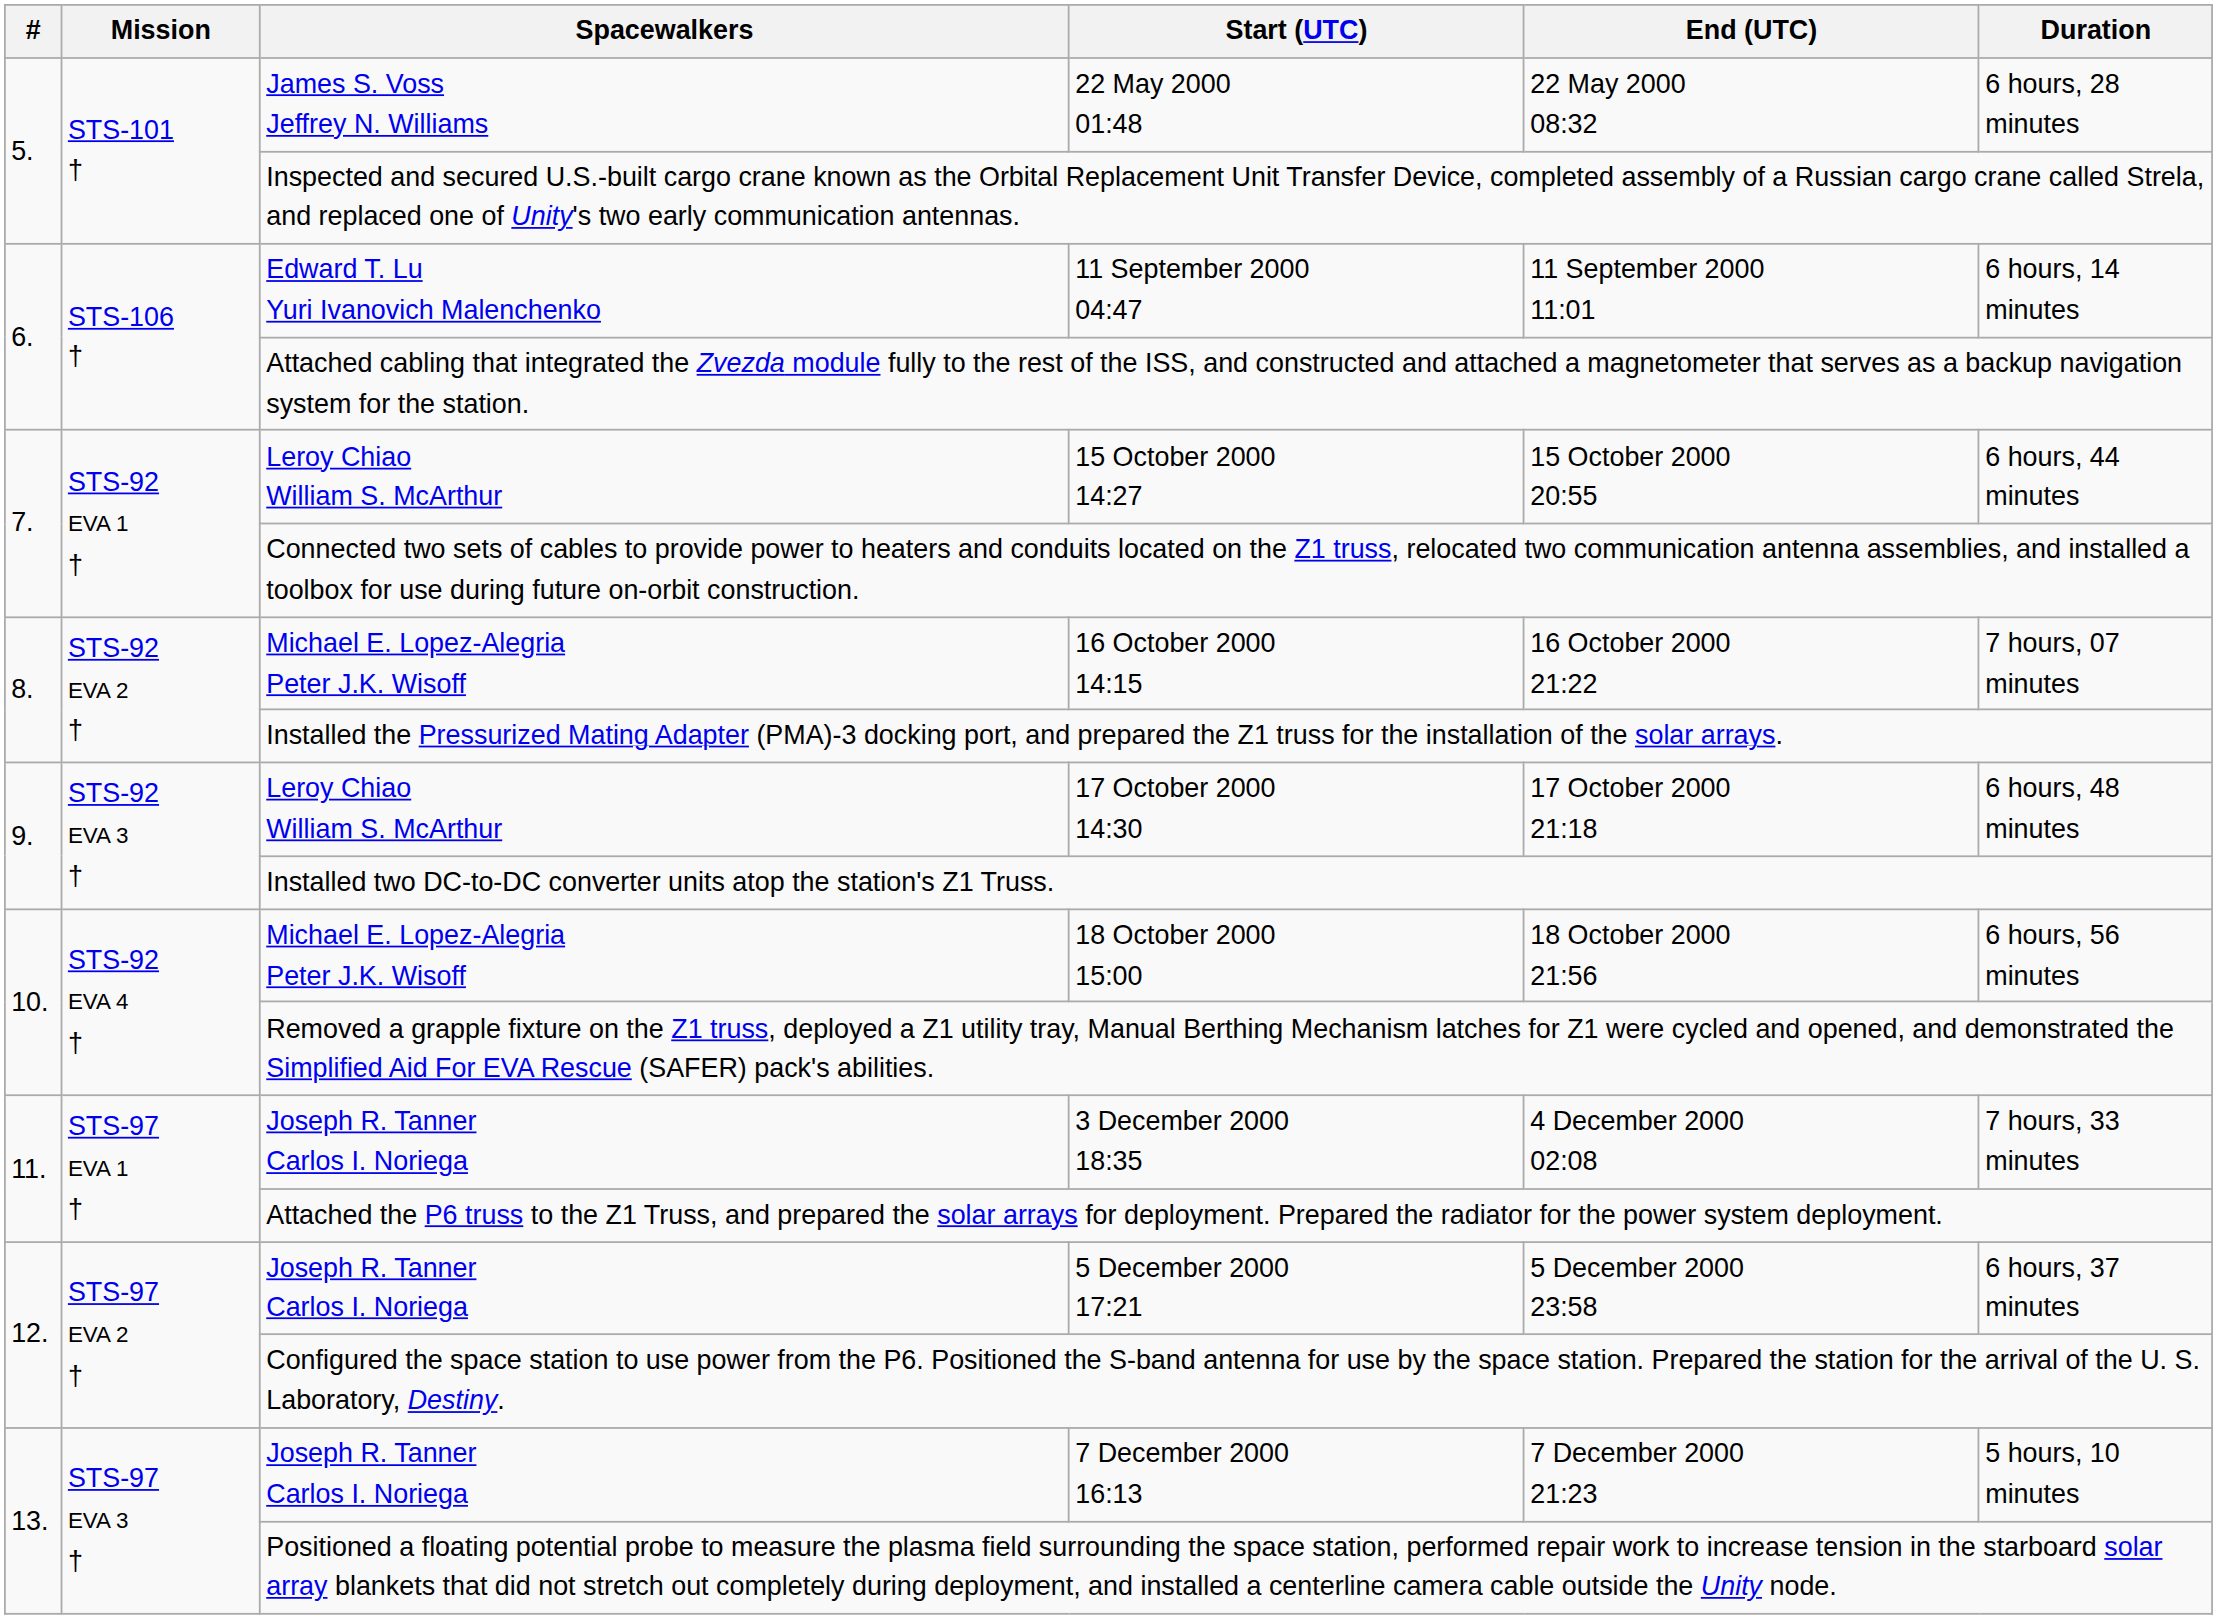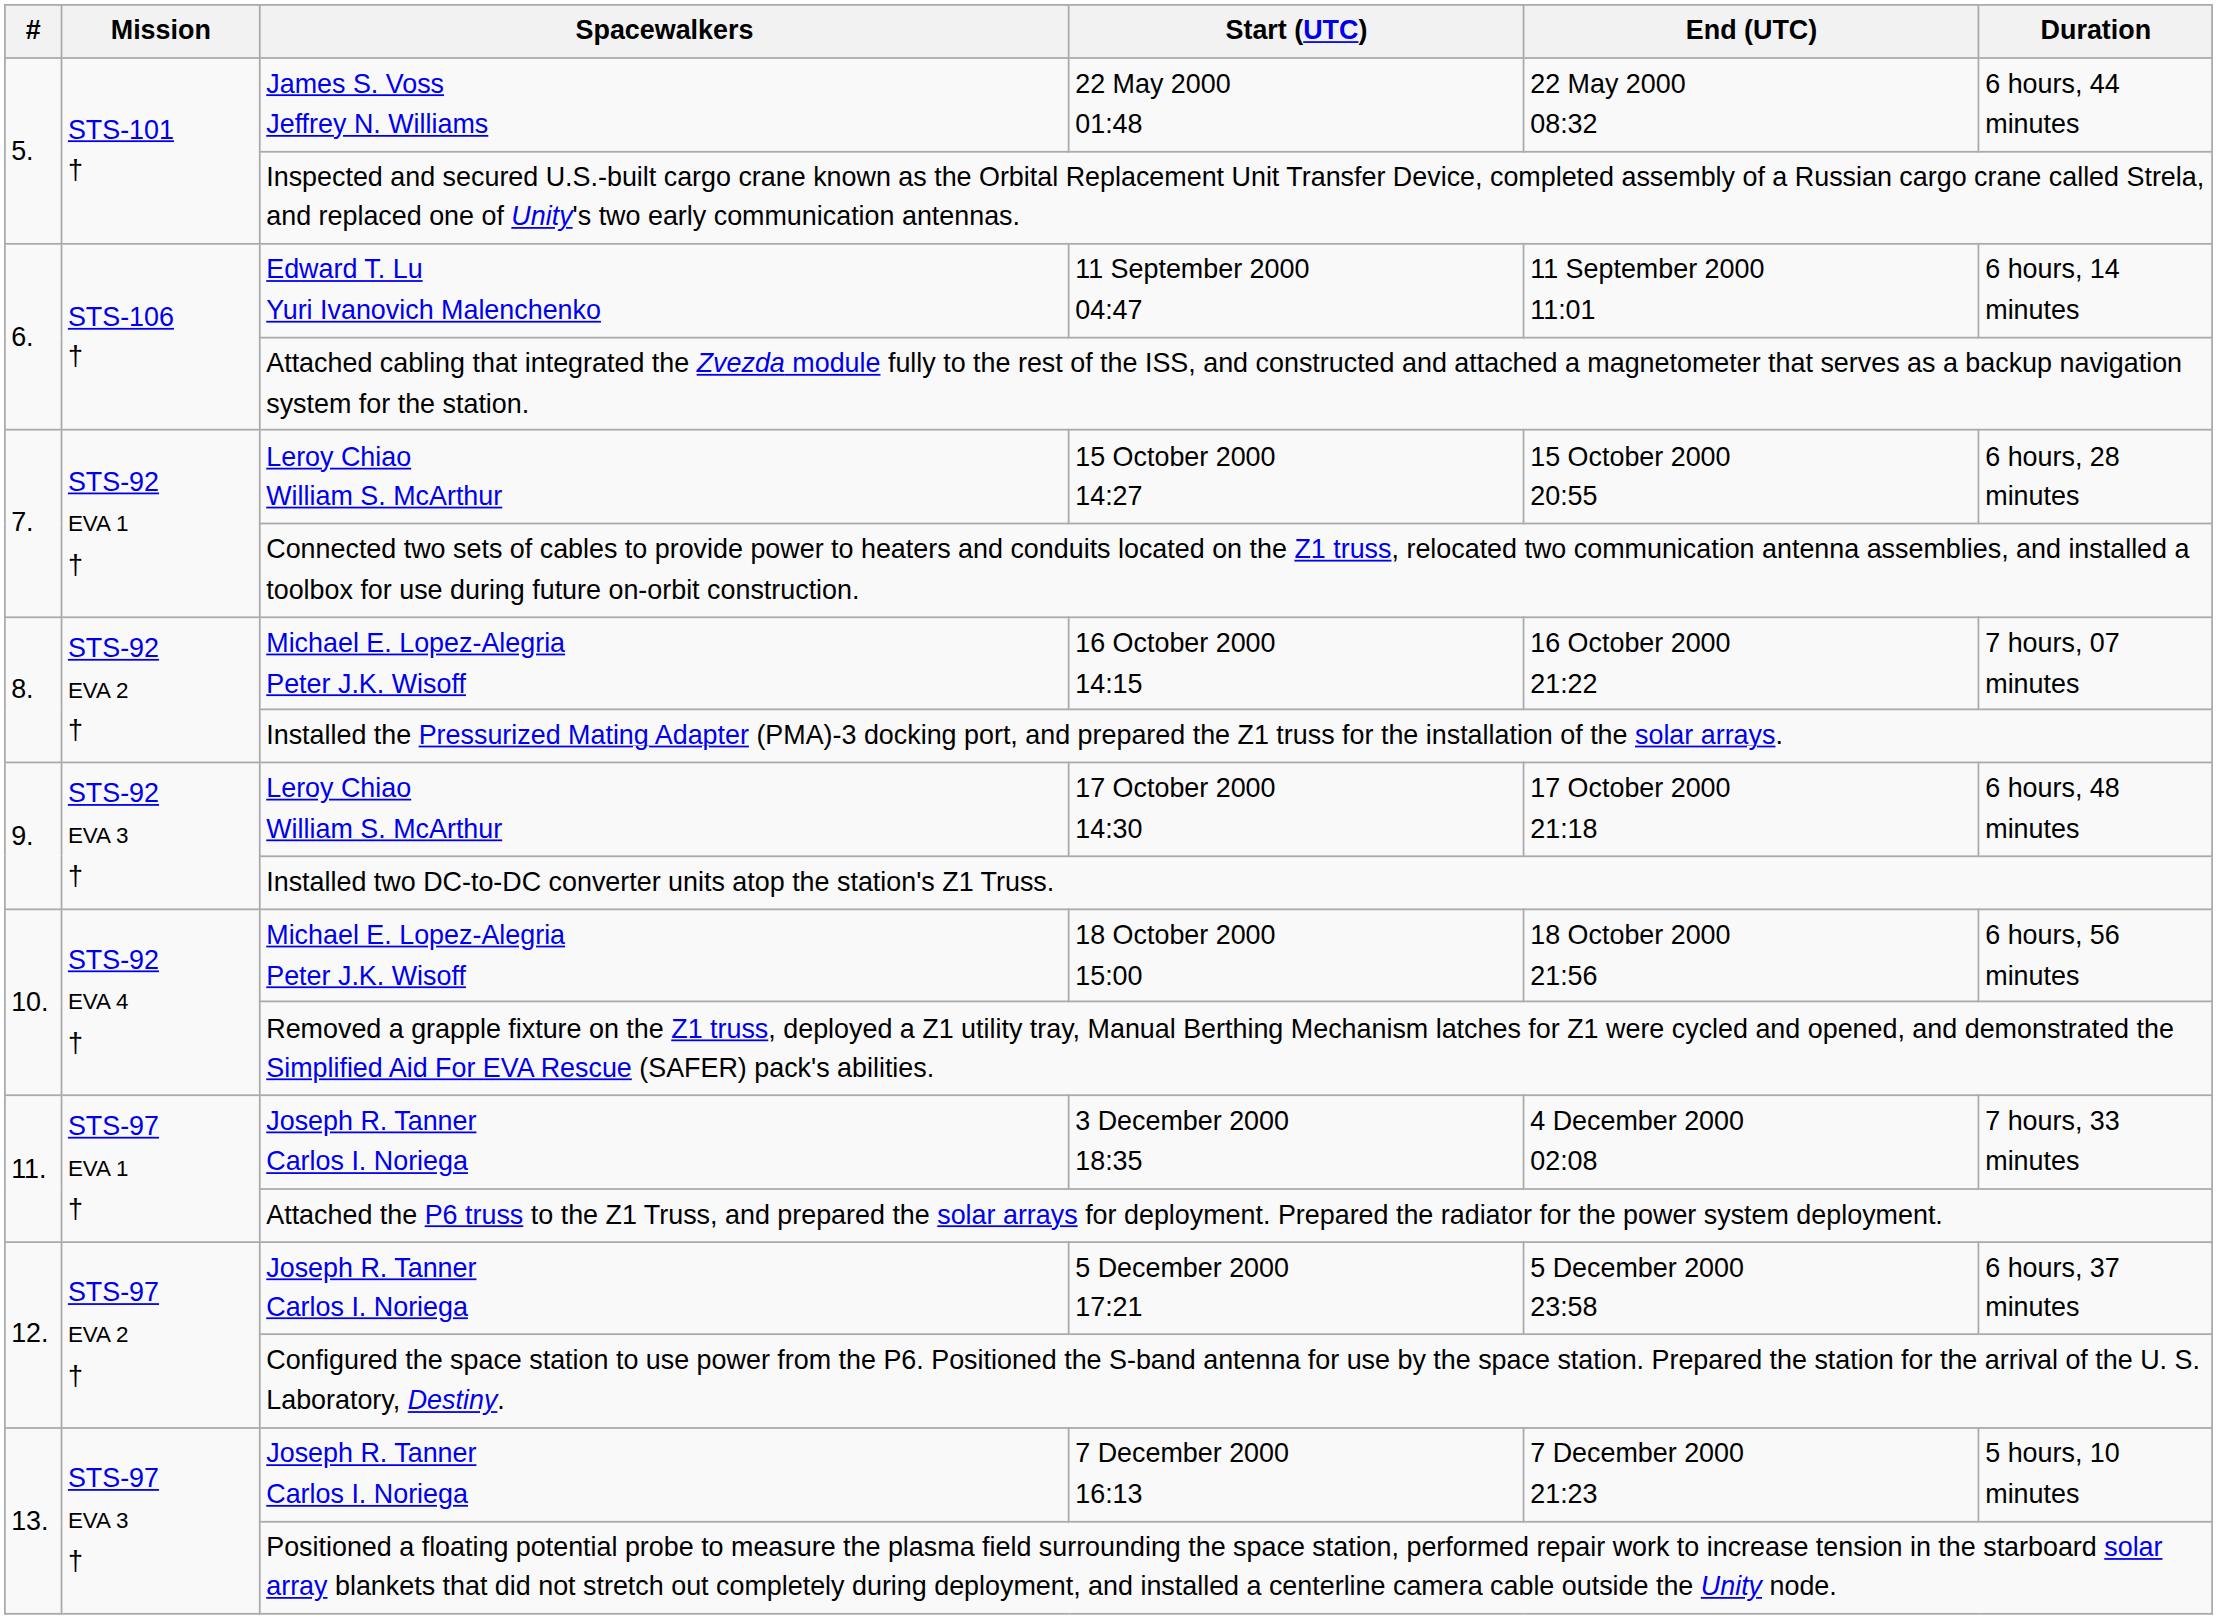(2052, 103) 6 hours, 28 minutes -> (2052, 103) 6 hours, 44 minutes
(2052, 476) 6 hours, 44 minutes -> (2052, 476) 6 hours, 28 minutes
